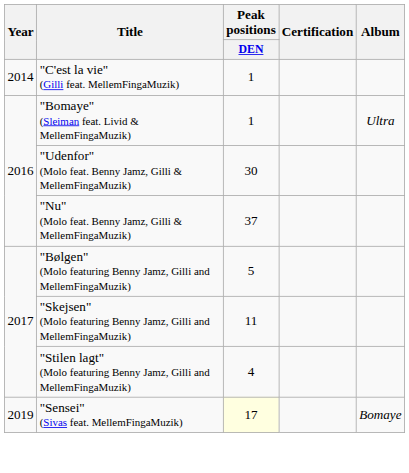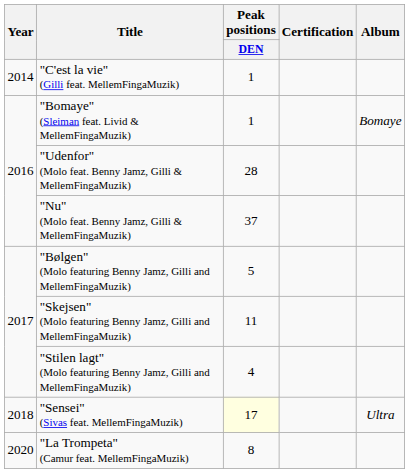(380, 120) Ultra -> (380, 120) Bomaye
(251, 170) 30 -> (251, 170) 28
(21, 414) 2019 -> (21, 414) 2018
(380, 414) Bomaye -> (380, 414) Ultra
+ row: (114, 450)
